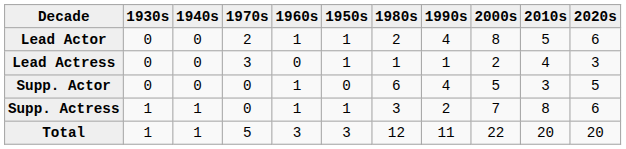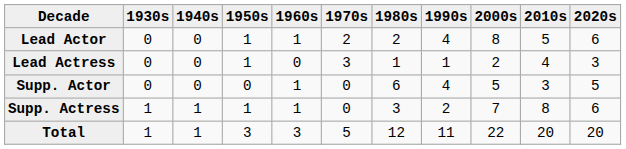columns swapped: (347, 16) <-> (247, 16)
